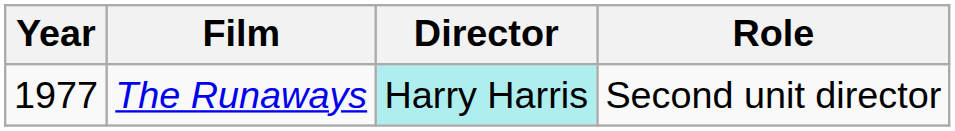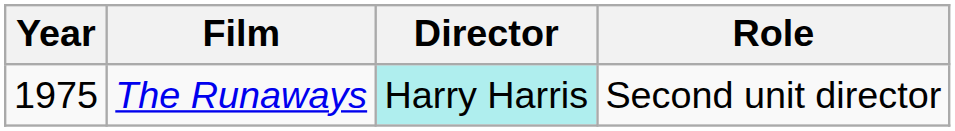(56, 94) 1977 -> (56, 94) 1975
